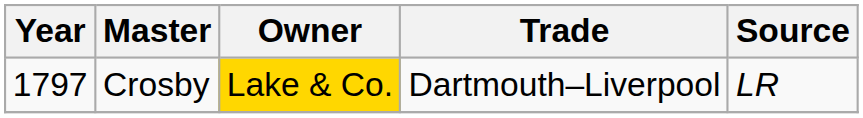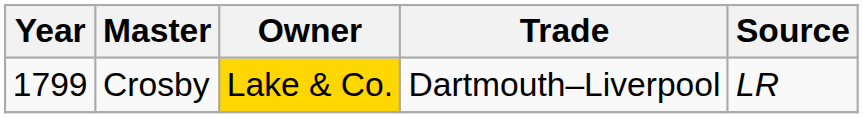(50, 84) 1797 -> (50, 84) 1799
